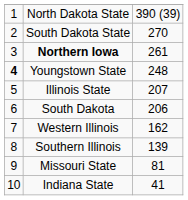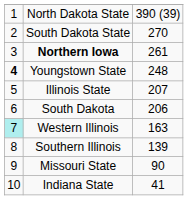(14, 128) no background -> (14, 128) paleturquoise background
(158, 128) 162 -> (158, 128) 163
(158, 166) 81 -> (158, 166) 90
